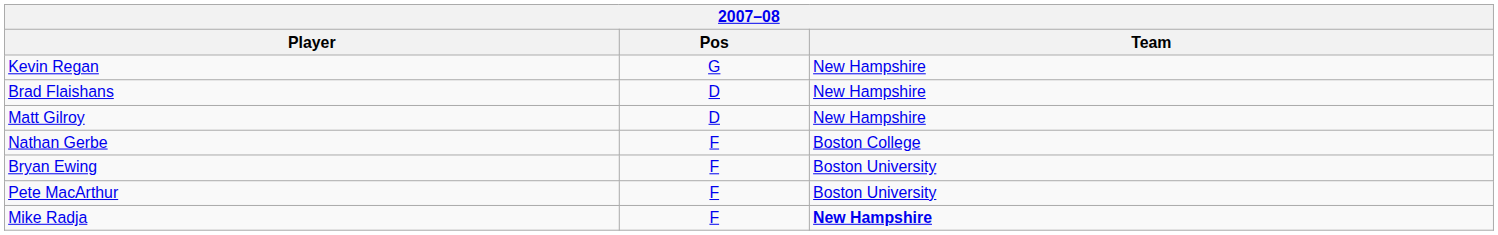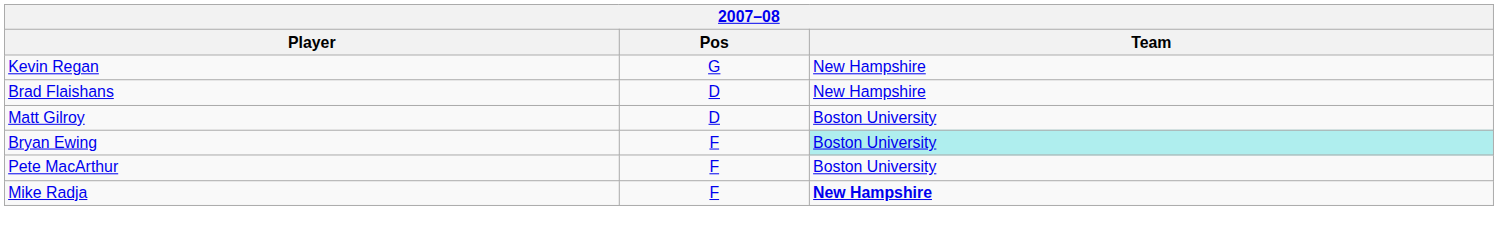(869, 117) New Hampshire -> (875, 117) Boston University
- row: (58, 142)
(875, 167) no background -> (875, 142) paleturquoise background
